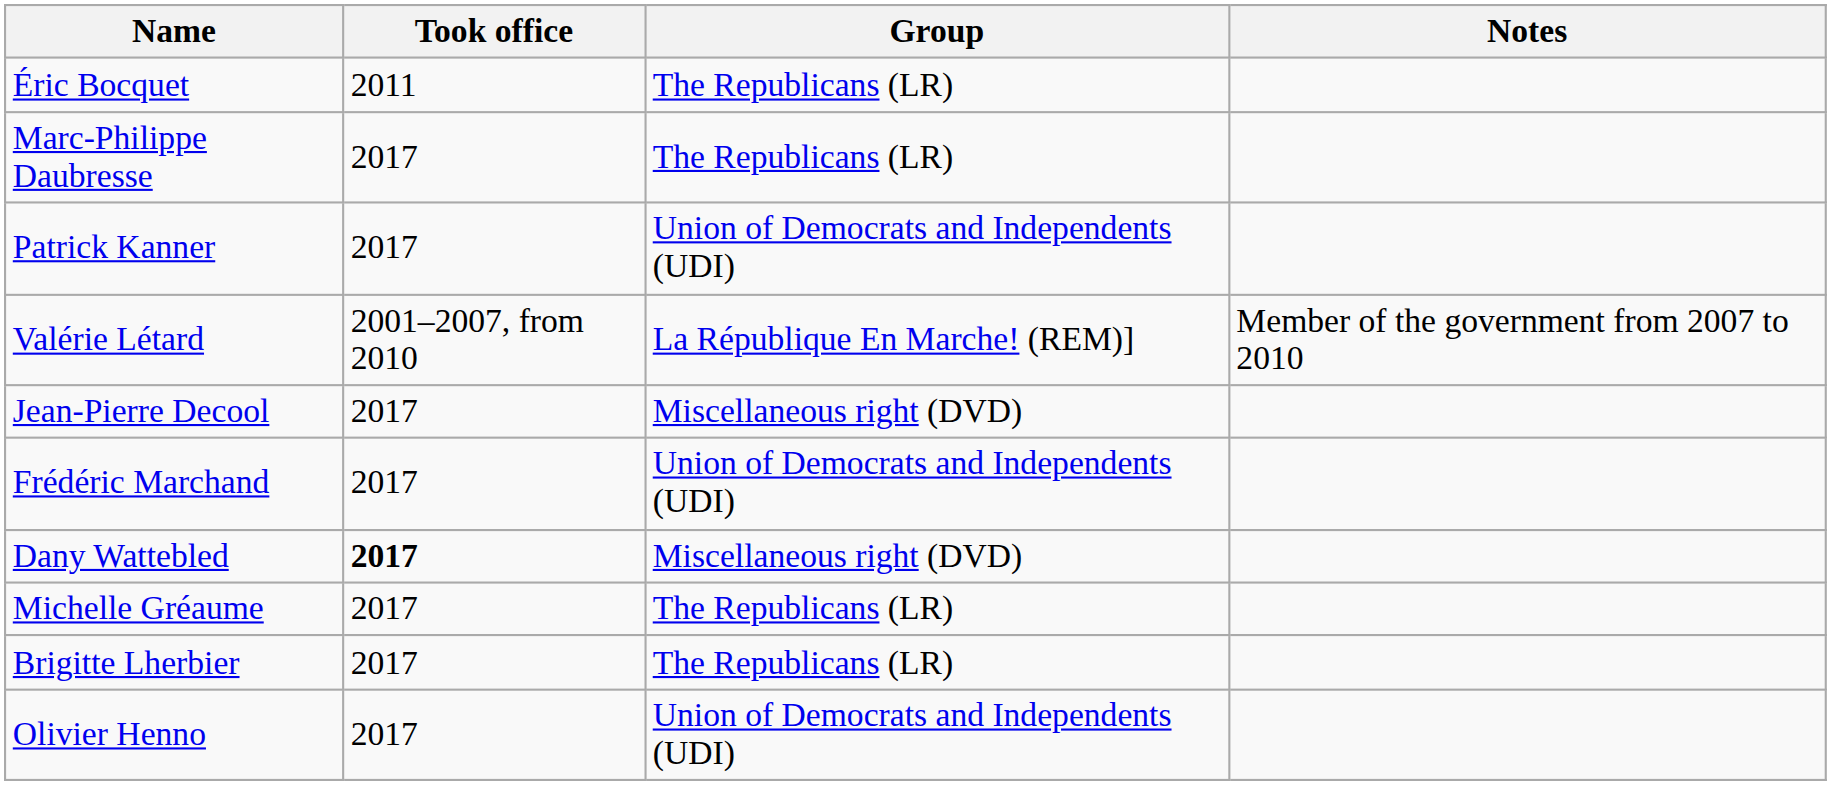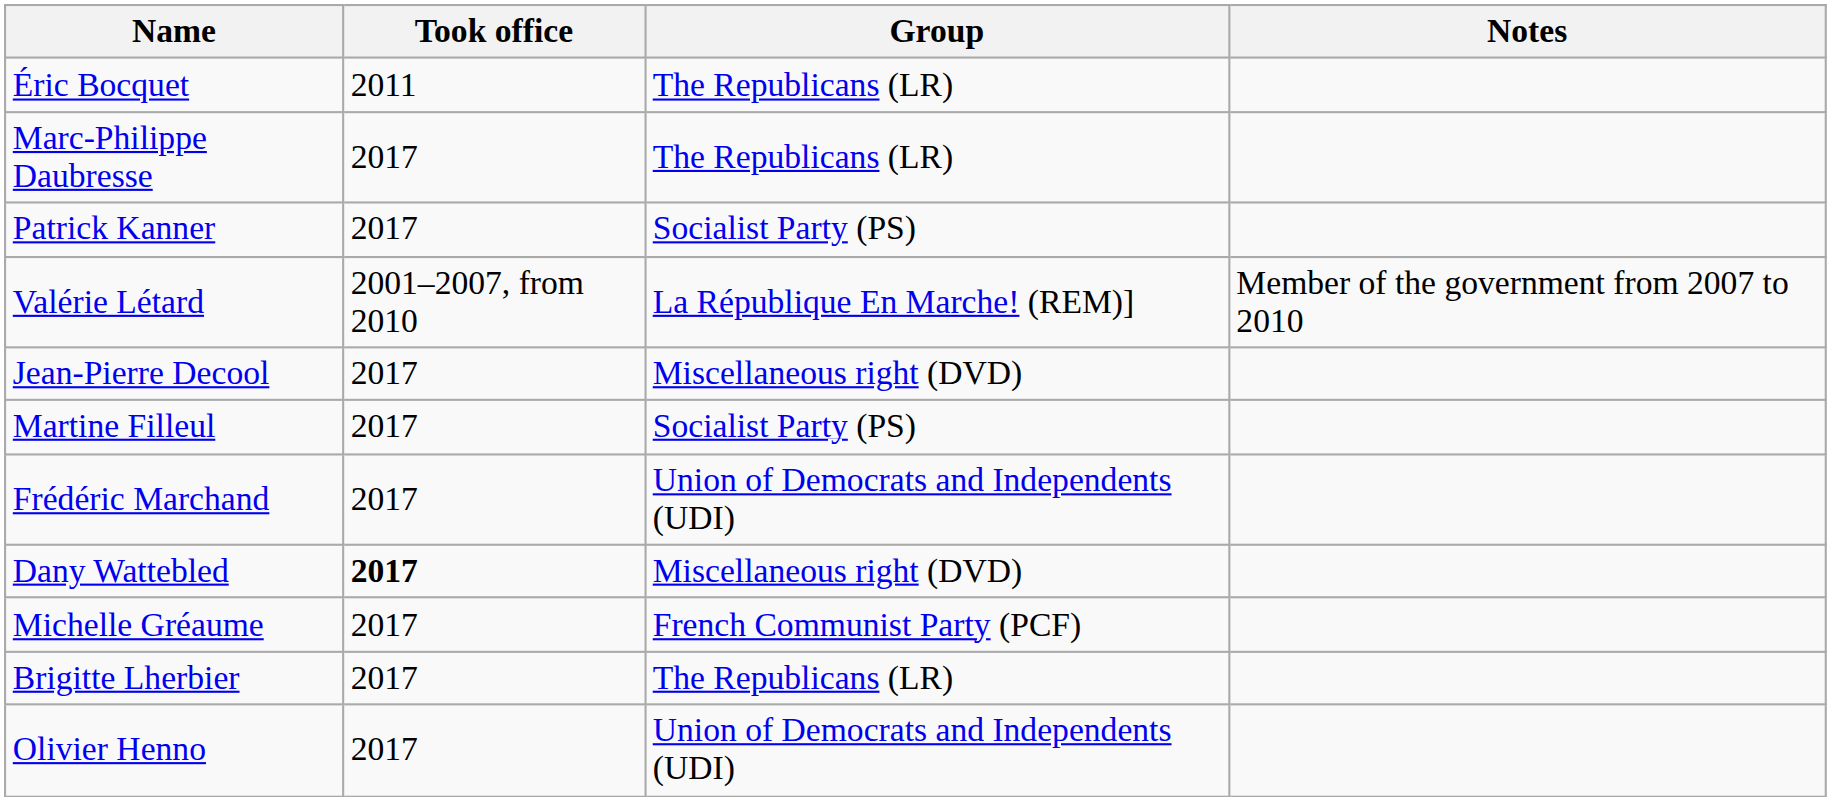(912, 247) Union of Democrats and Independents (UDI) -> (784, 228) Socialist Party (PS)
+ row: (114, 426)
(803, 608) The Republicans (LR) -> (867, 624) French Communist Party (PCF)
